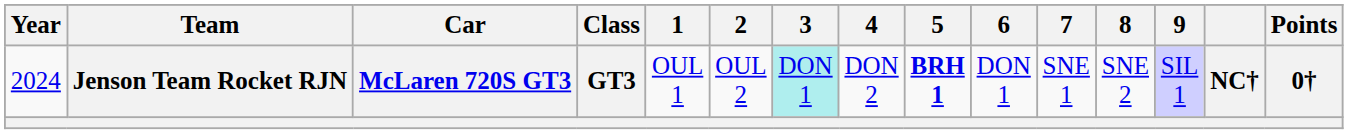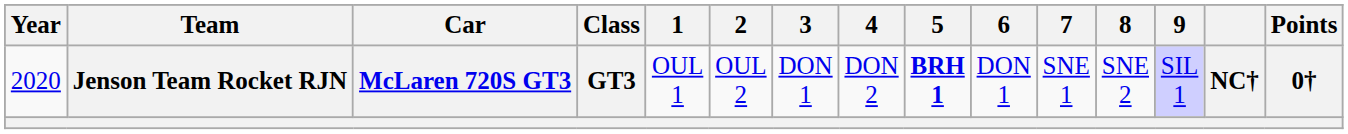(36, 80) 2024 -> (36, 80) 2020
(806, 80) paleturquoise background -> (806, 80) no background
